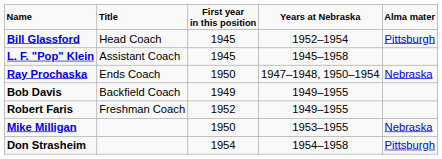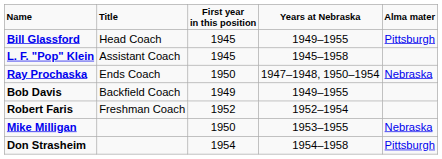(320, 38) 1952–1954 -> (320, 38) 1949–1955
(320, 109) 1949–1955 -> (320, 109) 1952–1954
